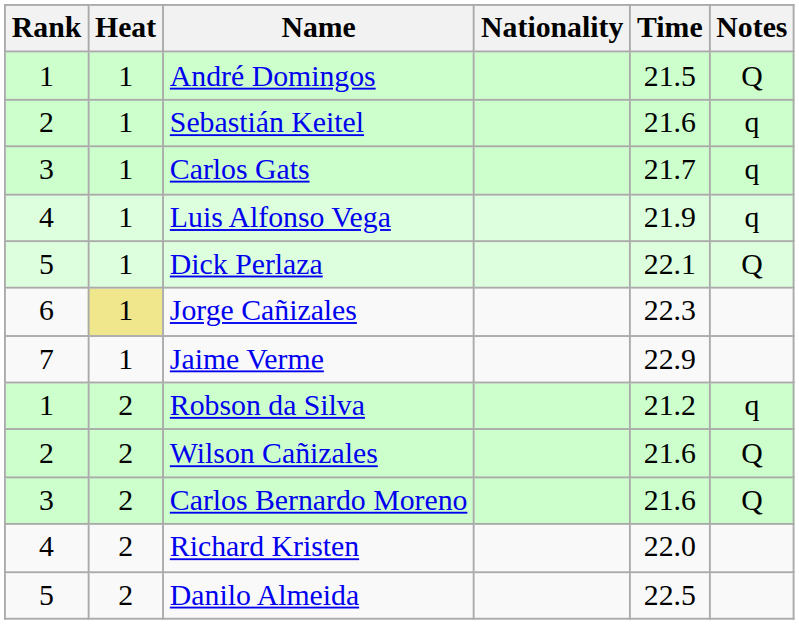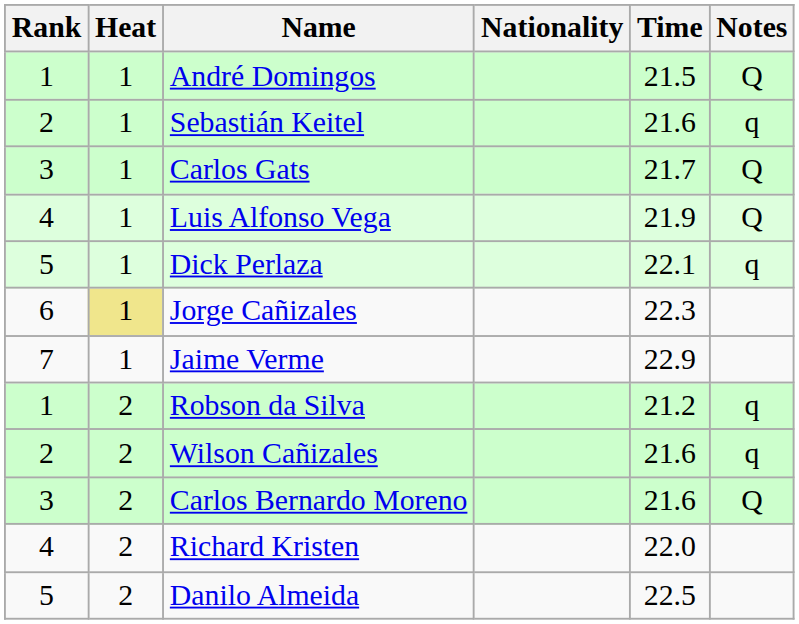(752, 169) q -> (752, 169) Q
(752, 216) q -> (752, 216) Q
(752, 264) Q -> (752, 264) q
(752, 452) Q -> (752, 452) q
